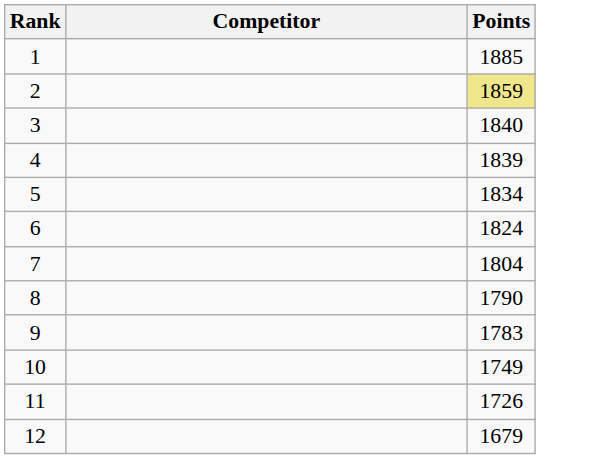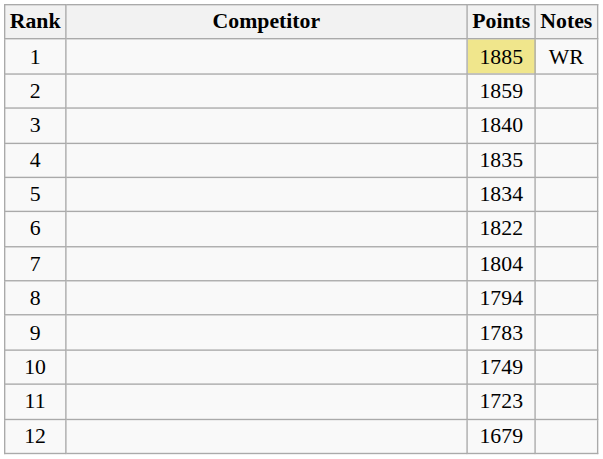+ column: (566, 21)
(501, 56) no background -> (501, 56) khaki background
(501, 90) khaki background -> (501, 90) no background
(501, 159) 1839 -> (501, 159) 1835
(501, 228) 1824 -> (501, 228) 1822
(501, 297) 1790 -> (501, 297) 1794
(501, 401) 1726 -> (501, 401) 1723
